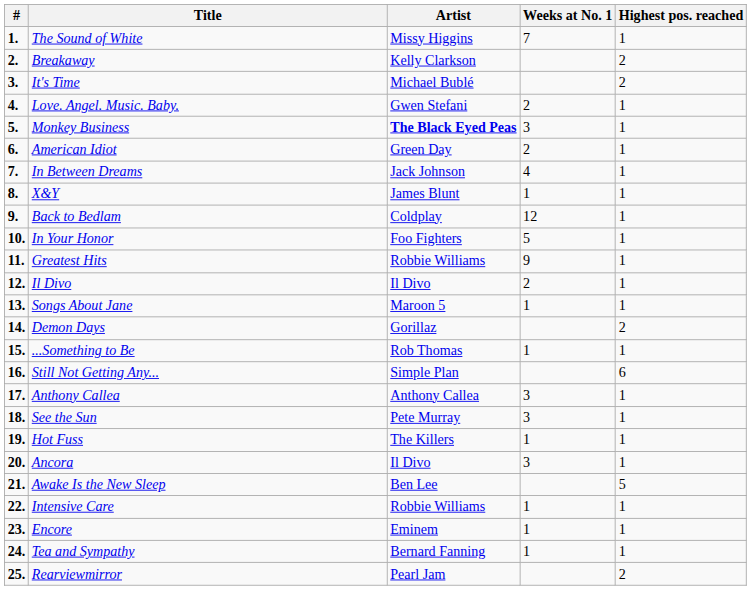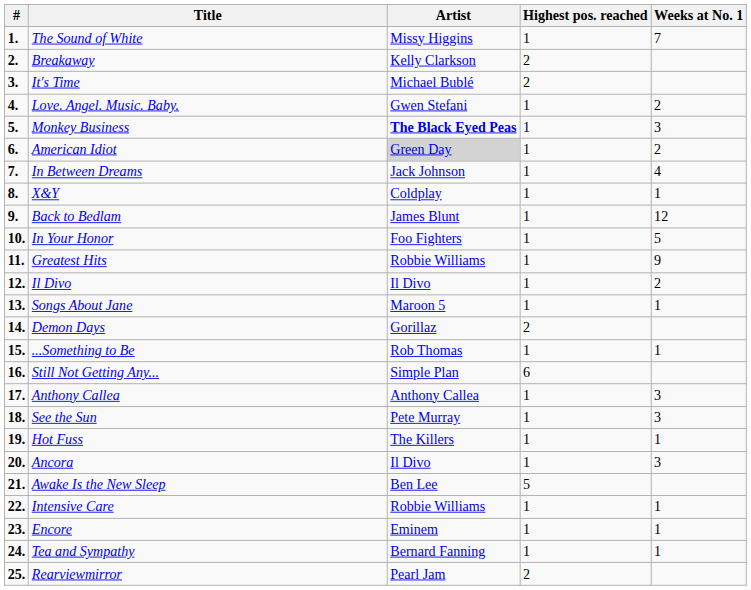columns swapped: (681, 15) <-> (568, 15)
(421, 149) no background -> (421, 149) lightgrey background
(425, 194) James Blunt -> (416, 194) Coldplay
(416, 216) Coldplay -> (425, 216) James Blunt
